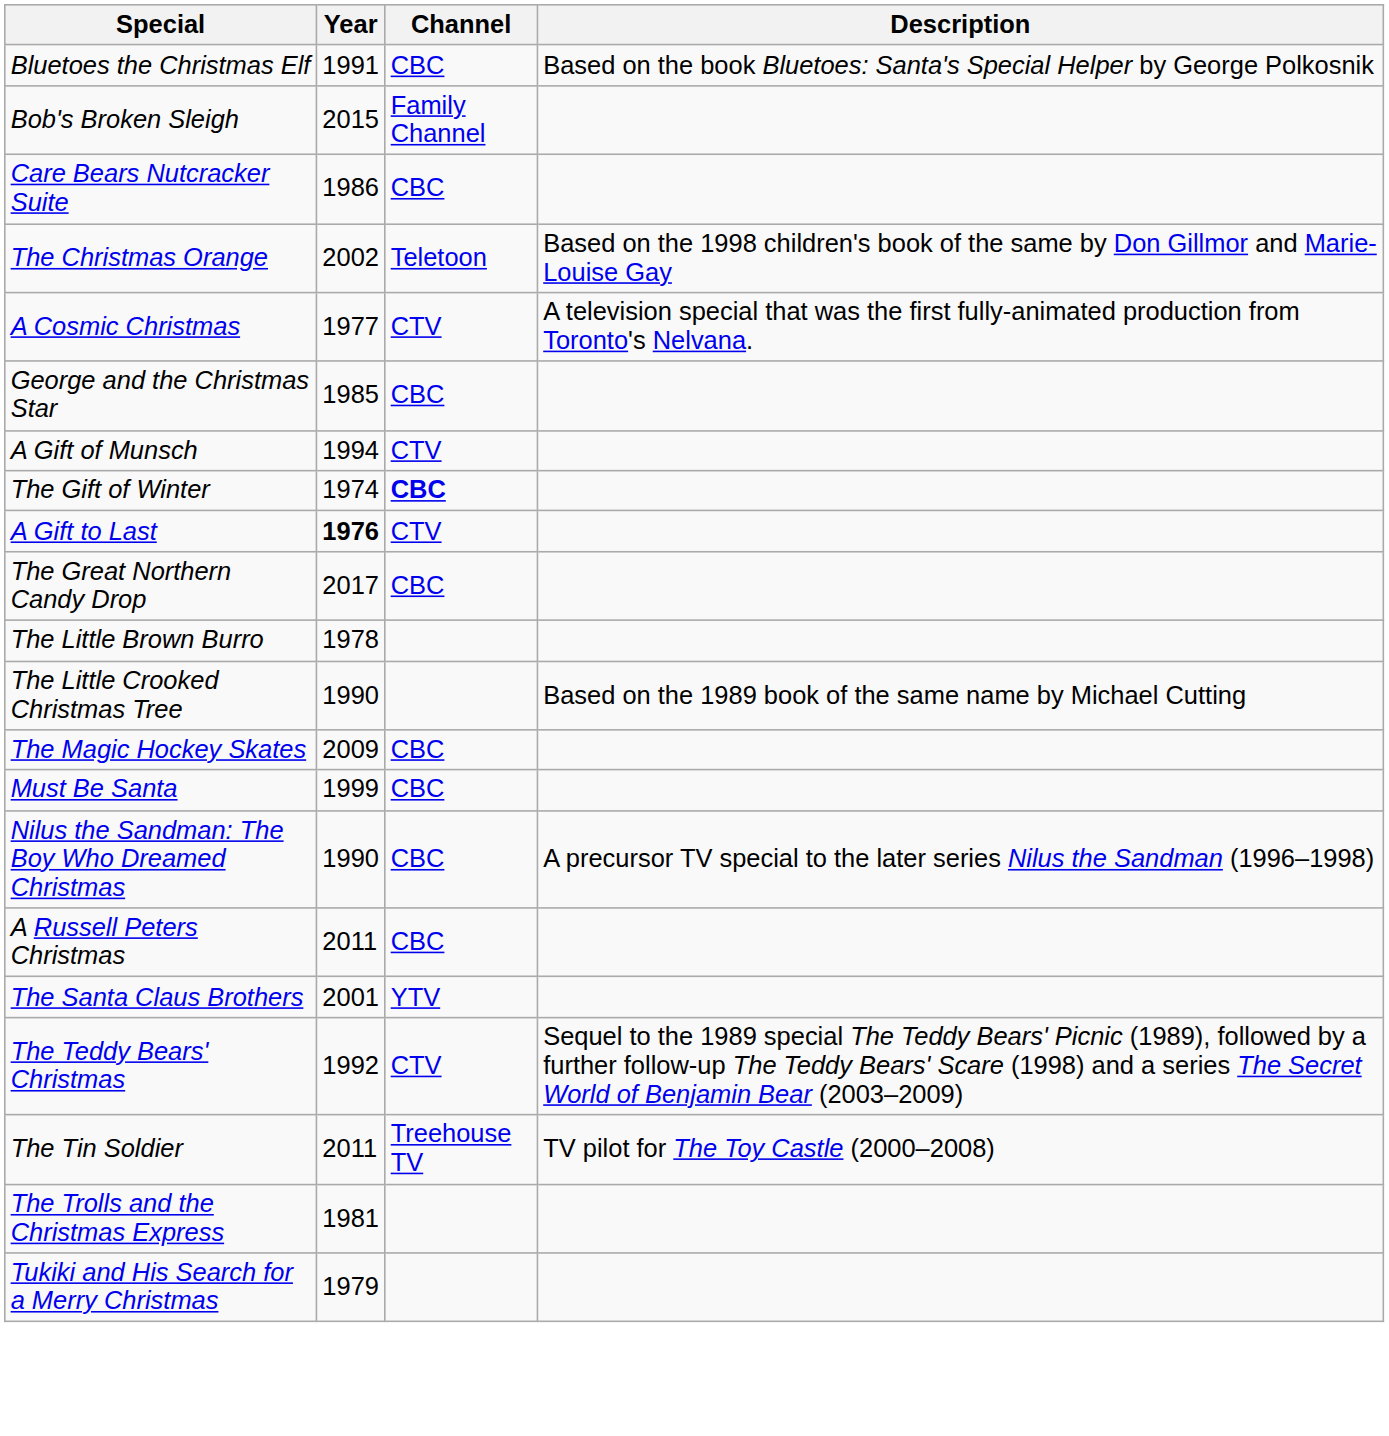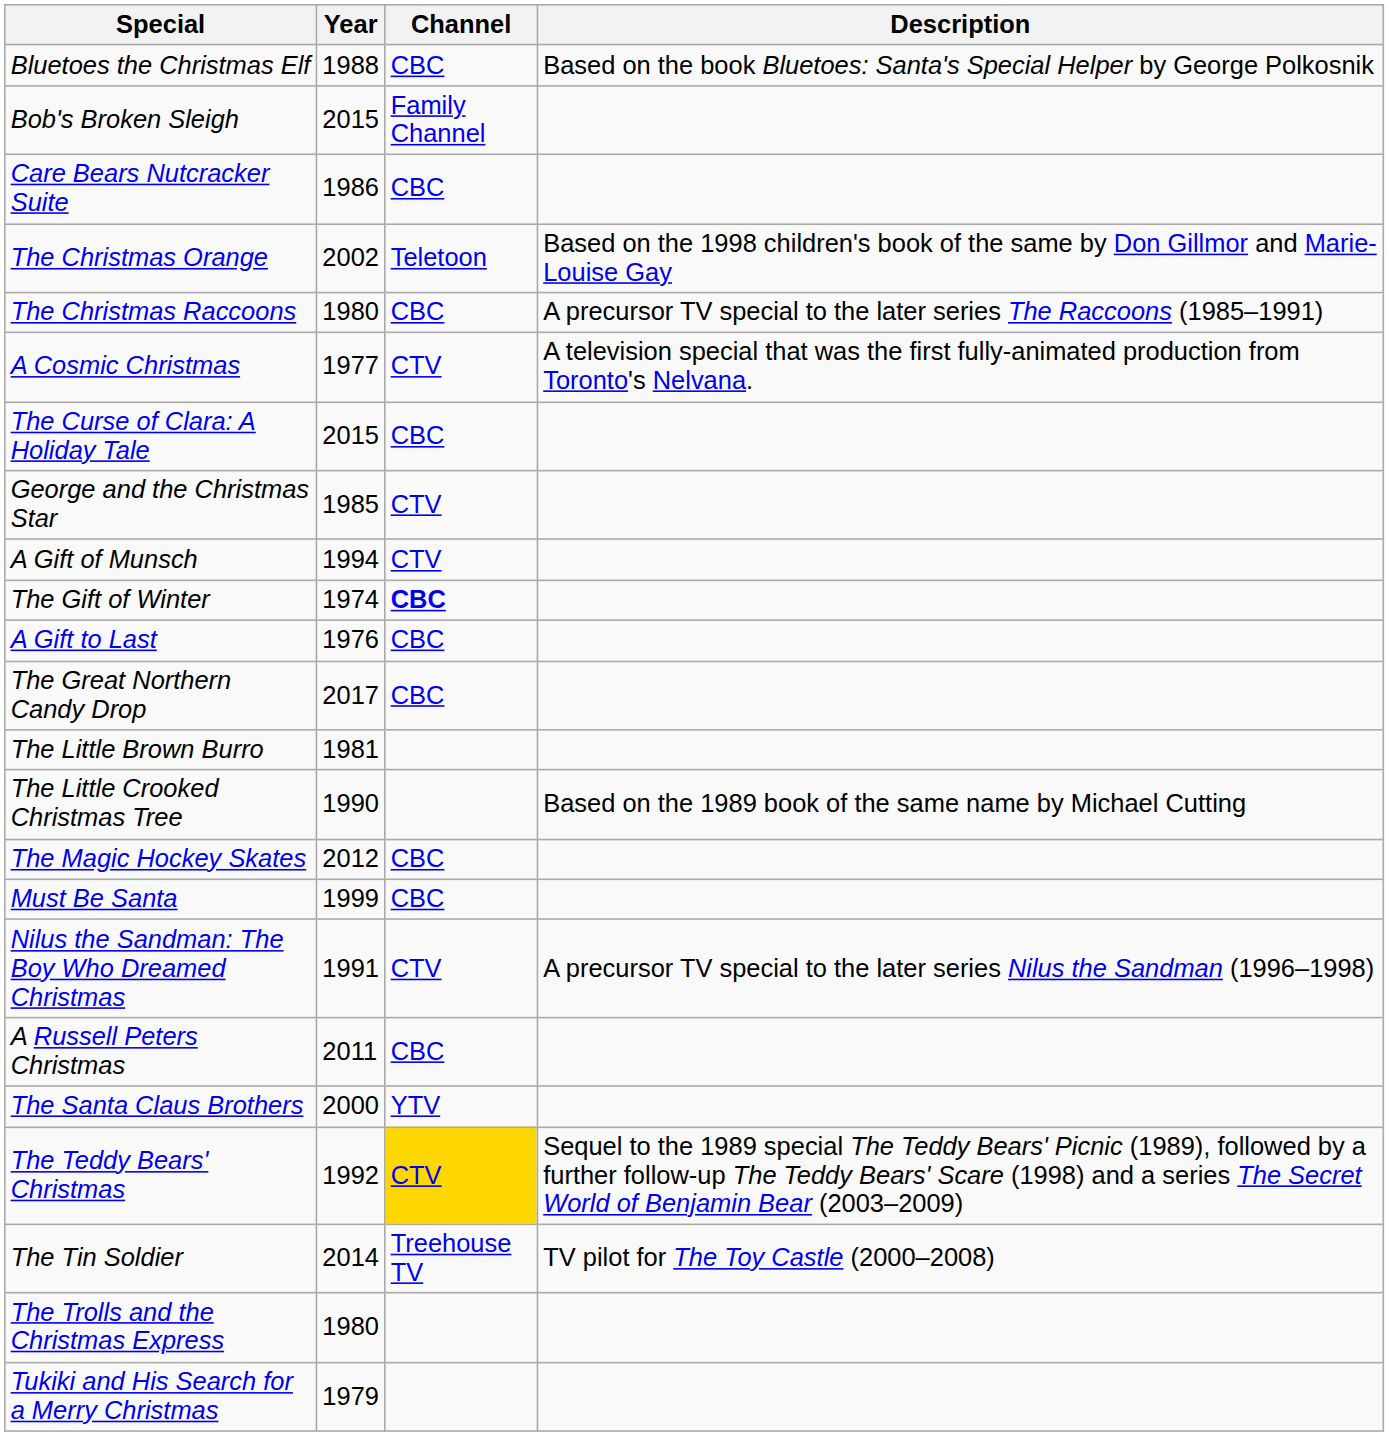(351, 65) 1991 -> (351, 65) 1988
+ row: (153, 312)
+ row: (133, 435)
(418, 395) CBC -> (416, 504) CTV
(351, 530) bold -> (351, 640) normal
(416, 530) CTV -> (418, 640) CBC
(351, 640) 1978 -> (351, 749) 1981
(351, 749) 2009 -> (351, 858) 2012
(351, 858) 1990 -> (351, 968) 1991
(418, 858) CBC -> (416, 968) CTV
(351, 996) 2001 -> (351, 1106) 2000
(416, 1065) no background -> (416, 1175) gold background
(350, 1149) 2011 -> (351, 1258) 2014
(351, 1217) 1981 -> (351, 1327) 1980
